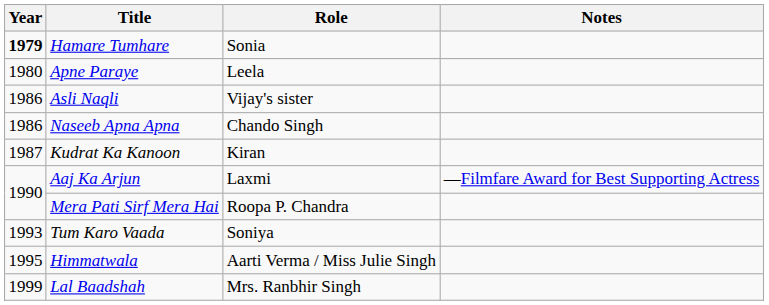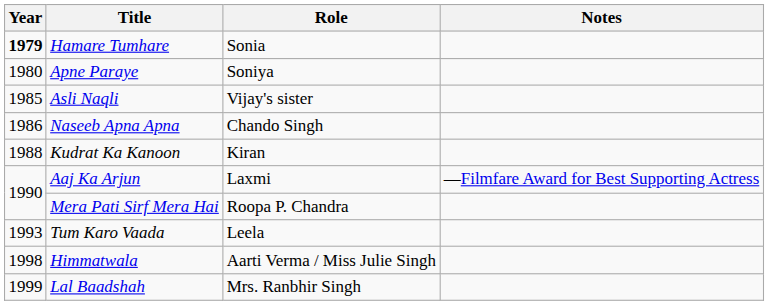(245, 71) Leela -> (250, 71) Soniya
(25, 98) 1986 -> (25, 98) 1985
(25, 152) 1987 -> (25, 152) 1988
(250, 233) Soniya -> (245, 233) Leela
(25, 260) 1995 -> (25, 260) 1998
